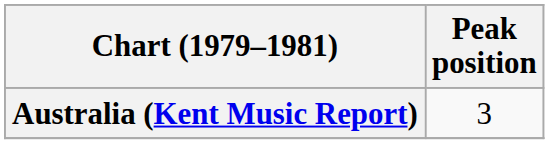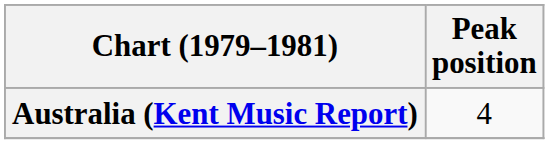(484, 112) 3 -> (484, 112) 4
